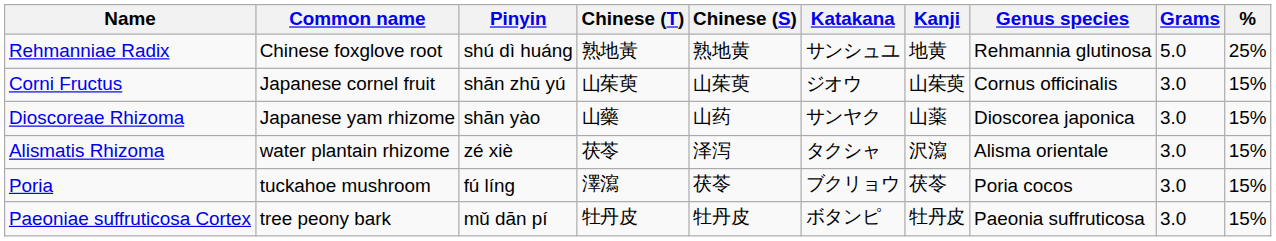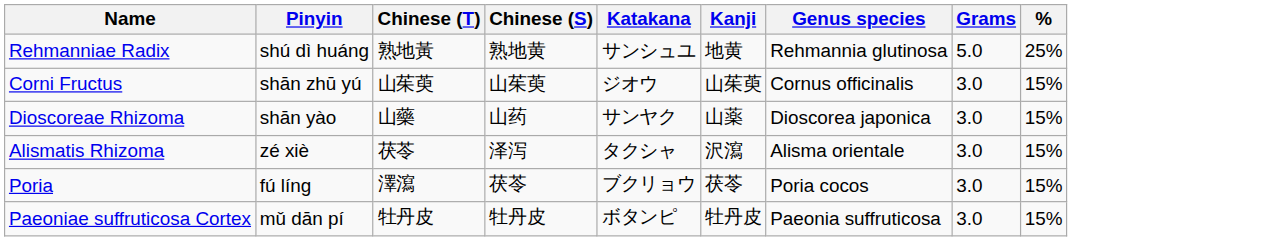- column: (357, 19)
